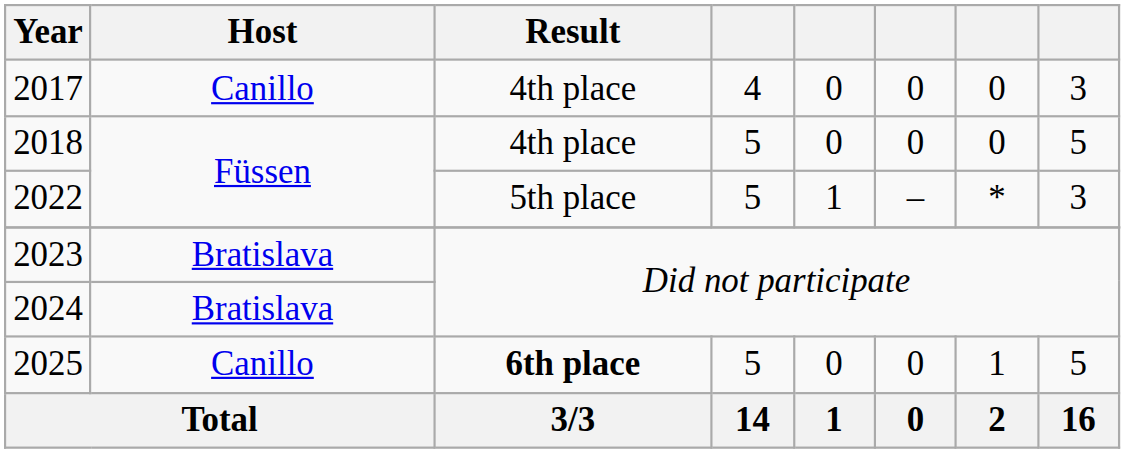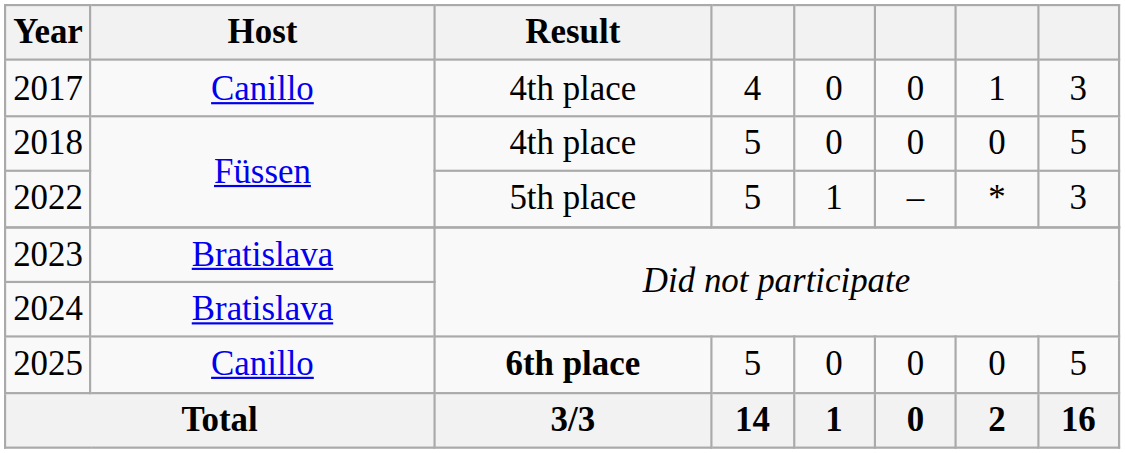(997, 87) 0 -> (997, 87) 1
(997, 364) 1 -> (997, 364) 0
